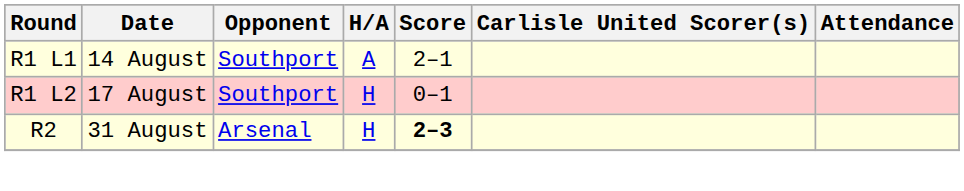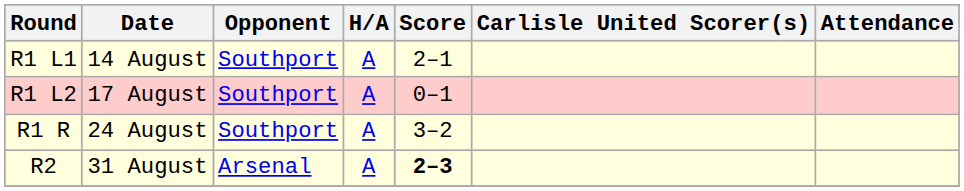(369, 95) H -> (369, 95) A
+ row: (43, 132)
(369, 132) H -> (369, 168) A
